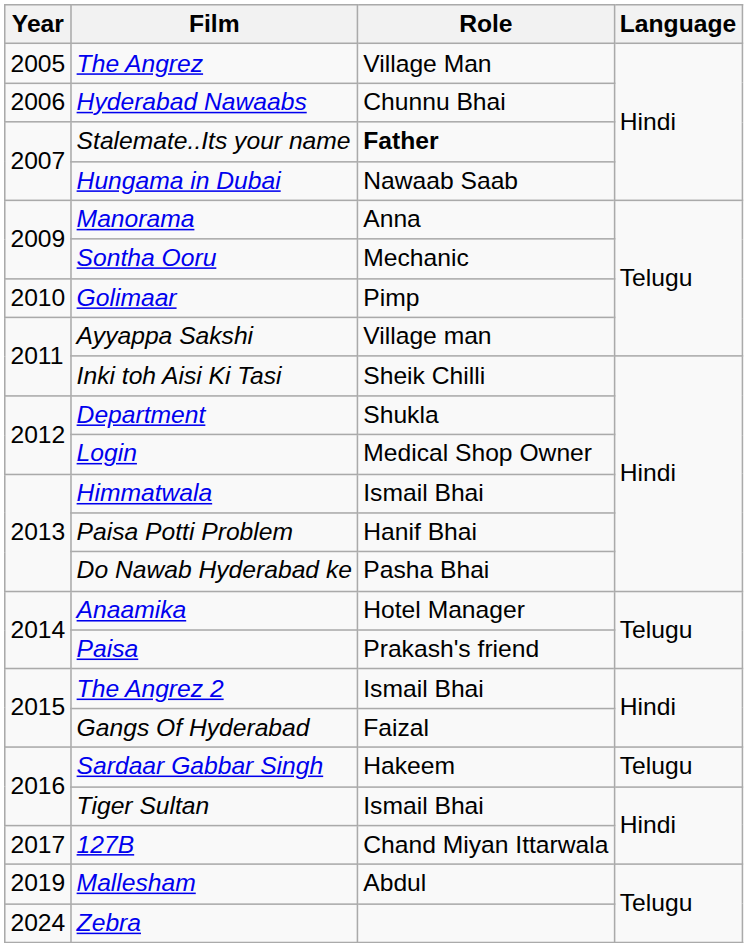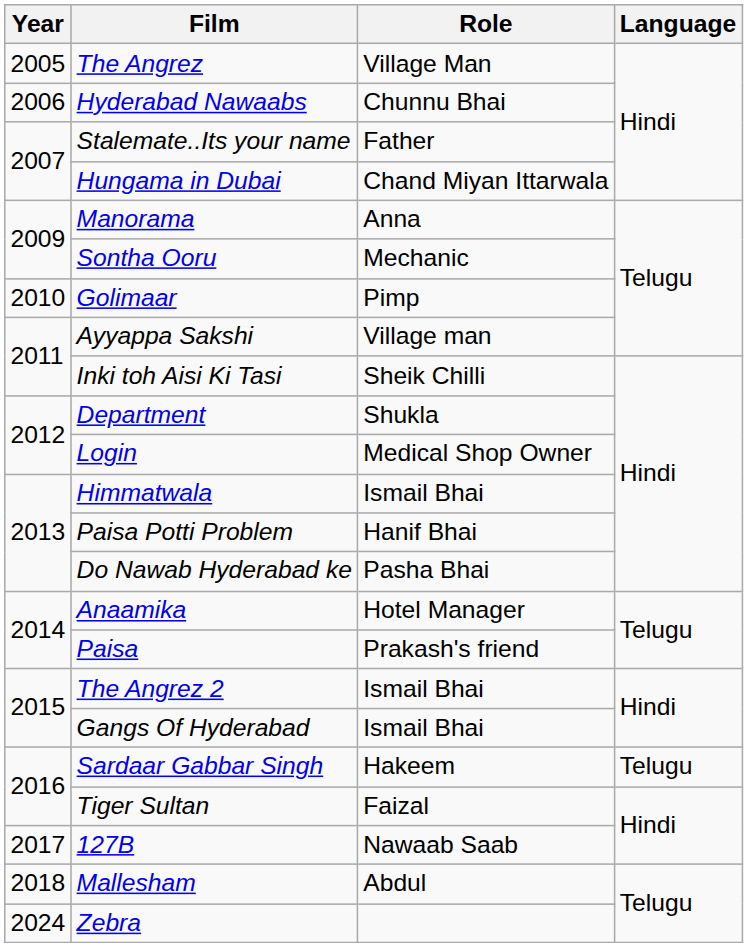(401, 141) bold -> (399, 141) normal
(441, 180) Nawaab Saab -> (486, 180) Chand Miyan Ittarwala
(396, 727) Faizal -> (424, 727) Ismail Bhai
(424, 805) Ismail Bhai -> (396, 805) Faizal
(486, 844) Chand Miyan Ittarwala -> (441, 844) Nawaab Saab
(38, 883) 2019 -> (38, 883) 2018
